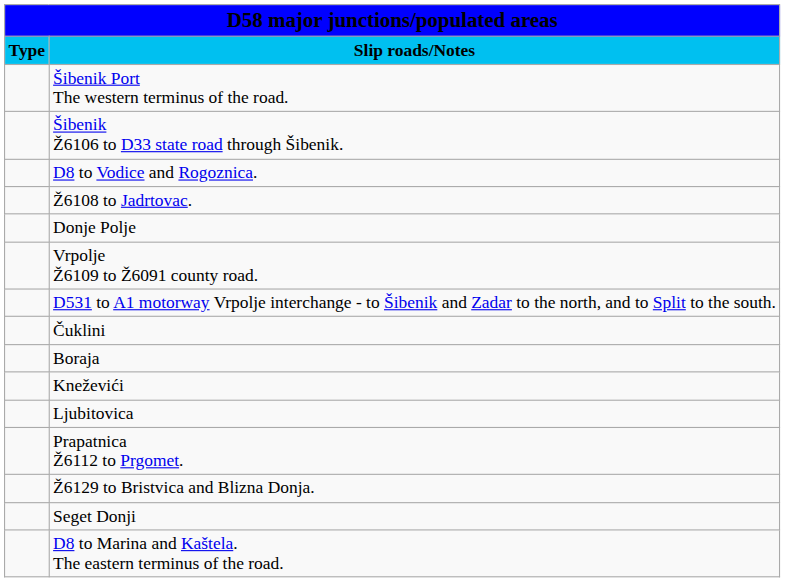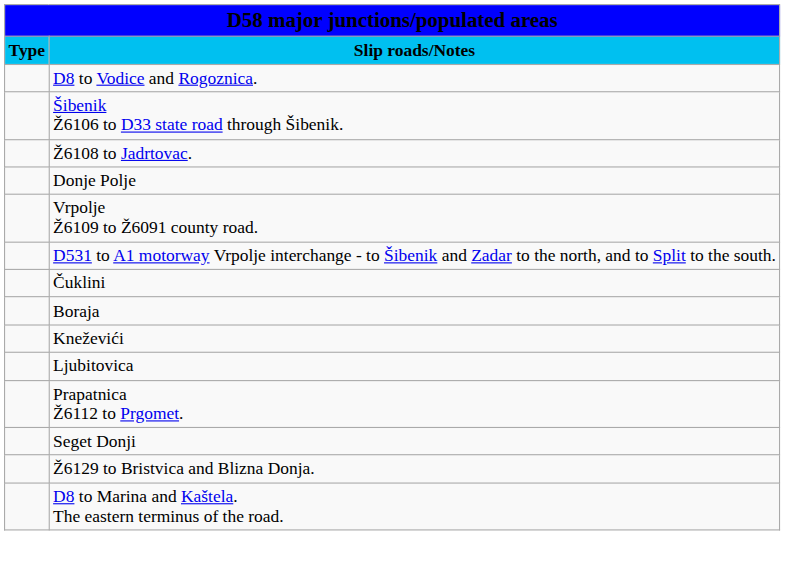- row: (171, 87)
rows swapped: (198, 135) <-> (155, 172)
rows swapped: (184, 488) <-> (95, 516)
